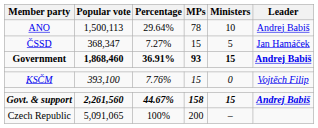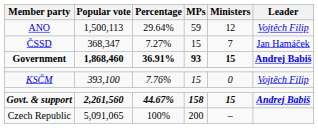(196, 28) 78 -> (196, 28) 59
(230, 28) 10 -> (230, 28) 12
(283, 28) Andrej Babiš -> (283, 28) Vojtěch Filip
(230, 43) 5 -> (230, 43) 7
